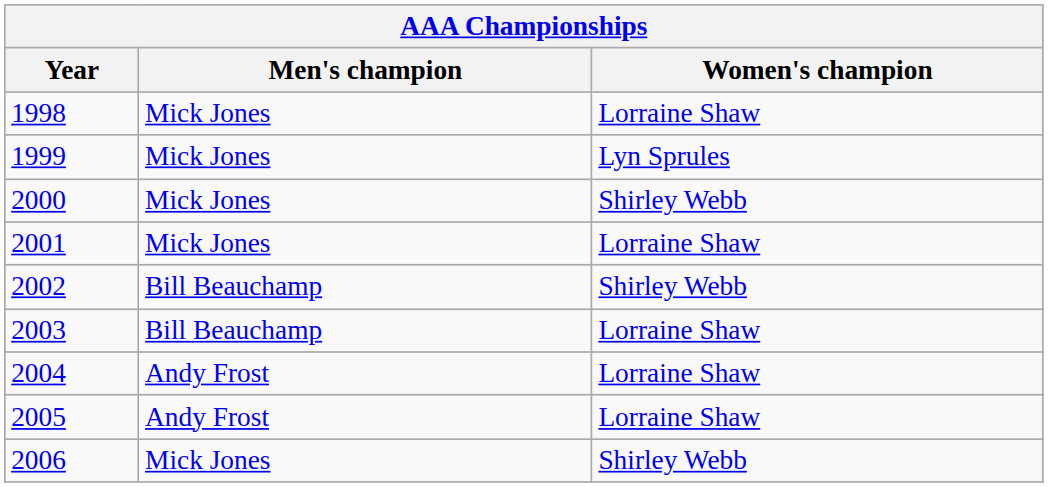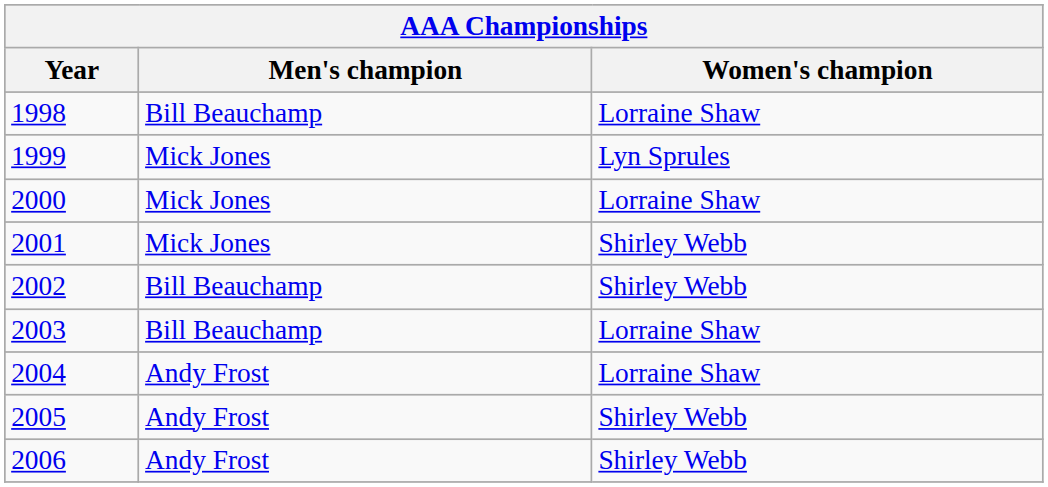(208, 112) Mick Jones -> (234, 112) Bill Beauchamp
(673, 199) Shirley Webb -> (679, 199) Lorraine Shaw
(679, 243) Lorraine Shaw -> (673, 243) Shirley Webb
(679, 416) Lorraine Shaw -> (673, 416) Shirley Webb
(208, 460) Mick Jones -> (207, 460) Andy Frost
